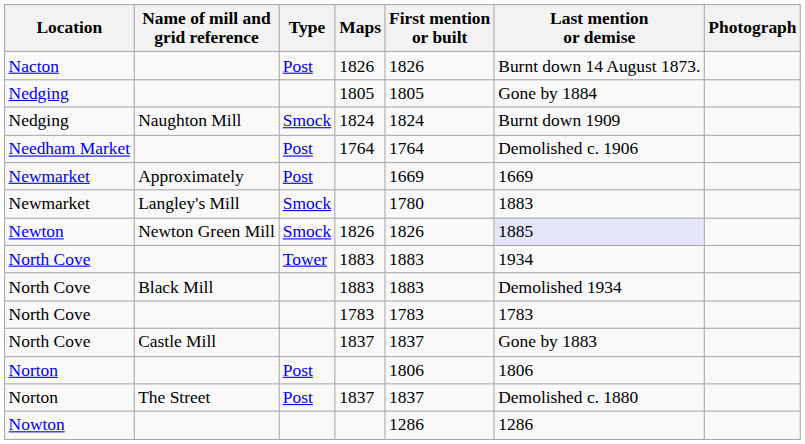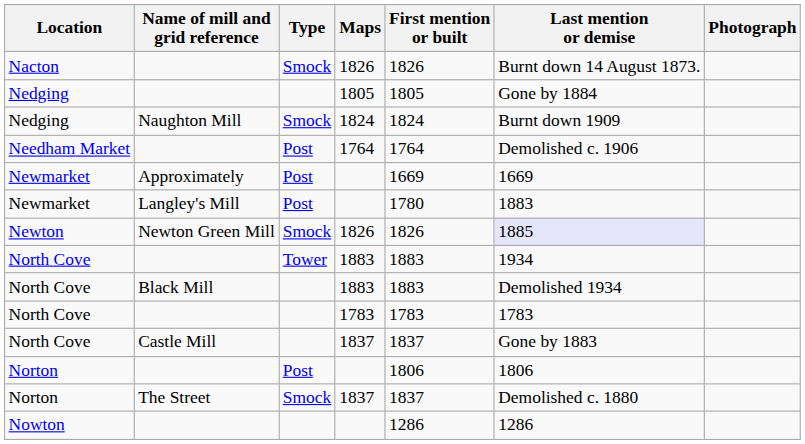(298, 65) Post -> (307, 65) Smock
(307, 203) Smock -> (298, 203) Post
(298, 397) Post -> (307, 397) Smock
